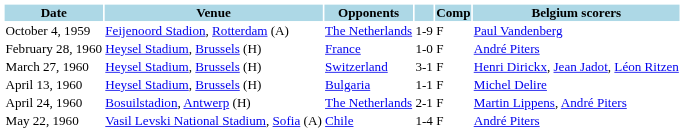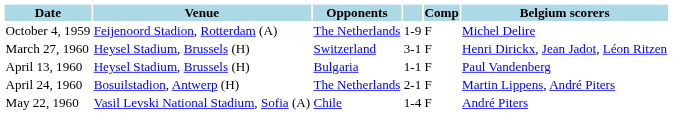(518, 30) Paul Vandenberg -> (499, 30) Michel Delire
- row: (54, 49)
(510, 85) Michel Delire -> (506, 67) Paul Vandenberg
